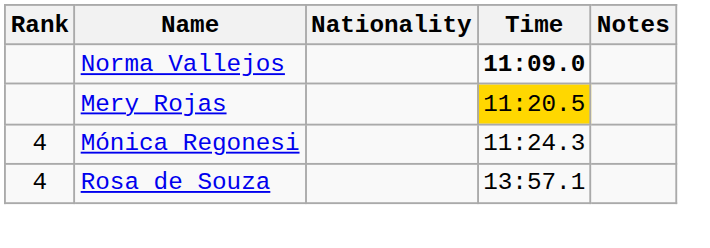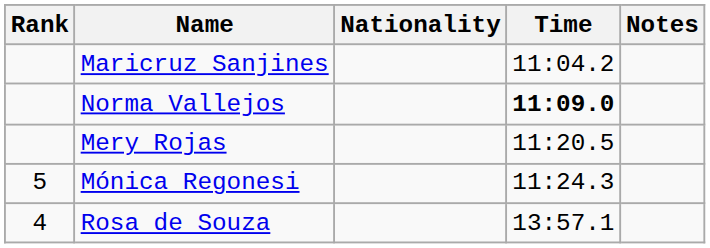+ row: (205, 64)
(534, 104) gold background -> (563, 144) no background
(40, 144) 4 -> (40, 183) 5
